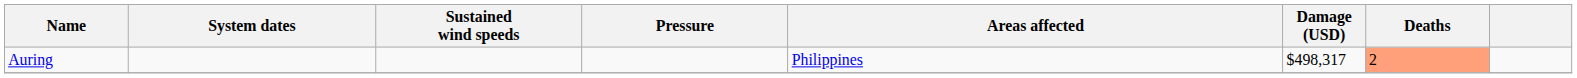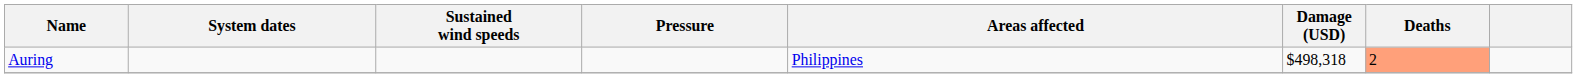(1316, 60) $498,317 -> (1316, 60) $498,318
